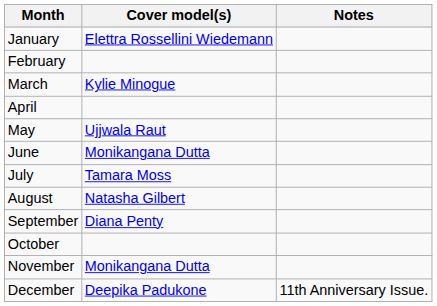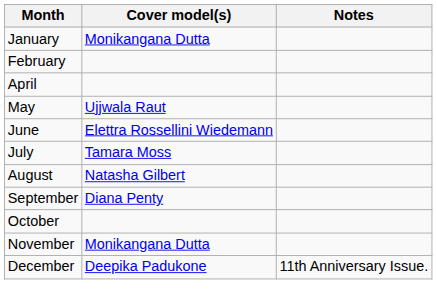(179, 38) Elettra Rossellini Wiedemann -> (147, 38) Monikangana Dutta
- row: (28, 84)
(147, 152) Monikangana Dutta -> (179, 130) Elettra Rossellini Wiedemann
